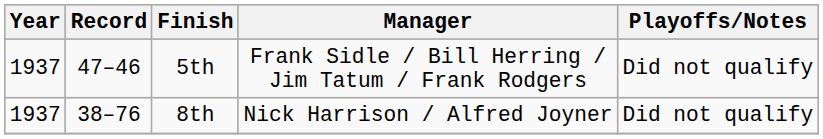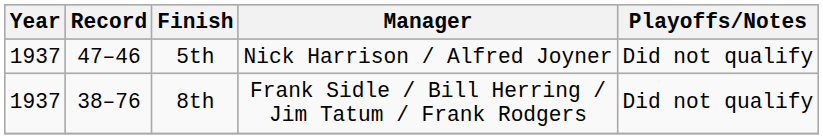(428, 69) Frank Sidle / Bill Herring / Jim Tatum / Frank Rodgers -> (428, 57) Nick Harrison / Alfred Joyner
(428, 116) Nick Harrison / Alfred Joyner -> (428, 103) Frank Sidle / Bill Herring / Jim Tatum / Frank Rodgers
